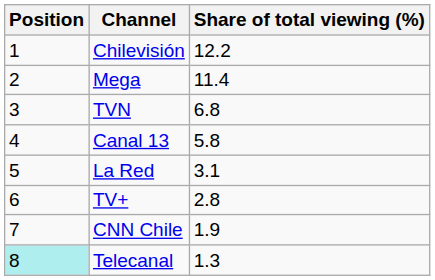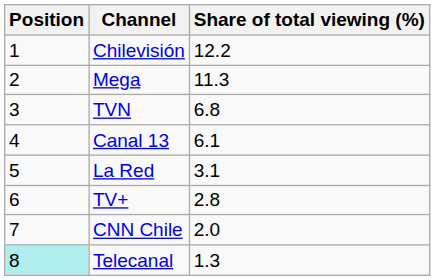(212, 80) 11.4 -> (212, 80) 11.3
(207, 140) 5.8 -> (207, 140) 6.1
(207, 230) 1.9 -> (207, 230) 2.0
